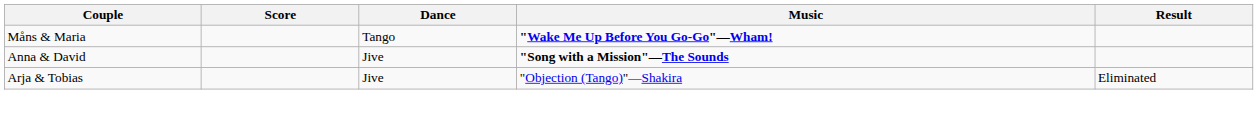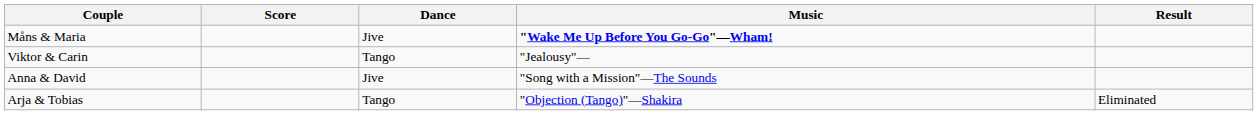(379, 36) Tango -> (373, 36) Jive
+ row: (48, 57)
(624, 57) bold -> (618, 78) normal
(373, 78) Jive -> (379, 99) Tango
